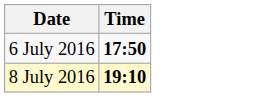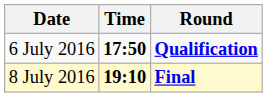+ column: (206, 19)
